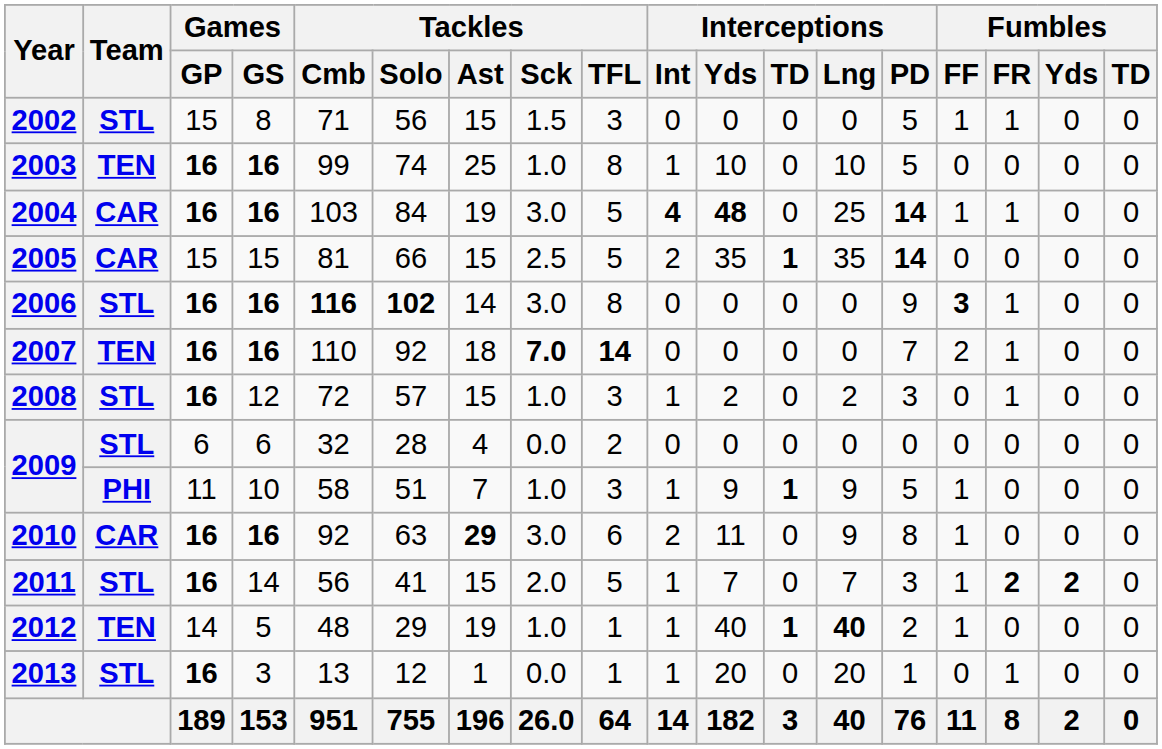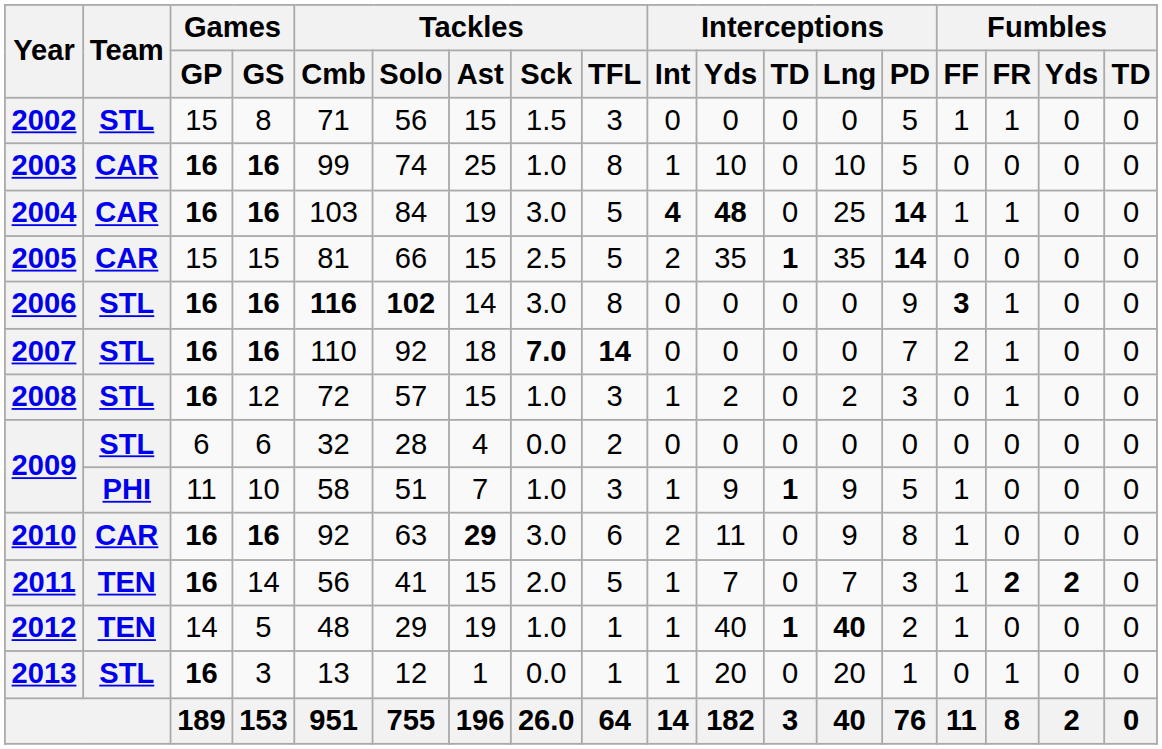(127, 166) TEN -> (127, 166) CAR
(127, 350) TEN -> (127, 350) STL
(127, 581) STL -> (127, 581) TEN
